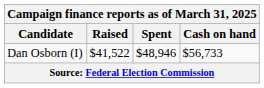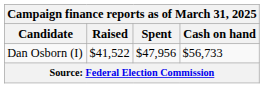(156, 53) $48,946 -> (156, 53) $47,956
